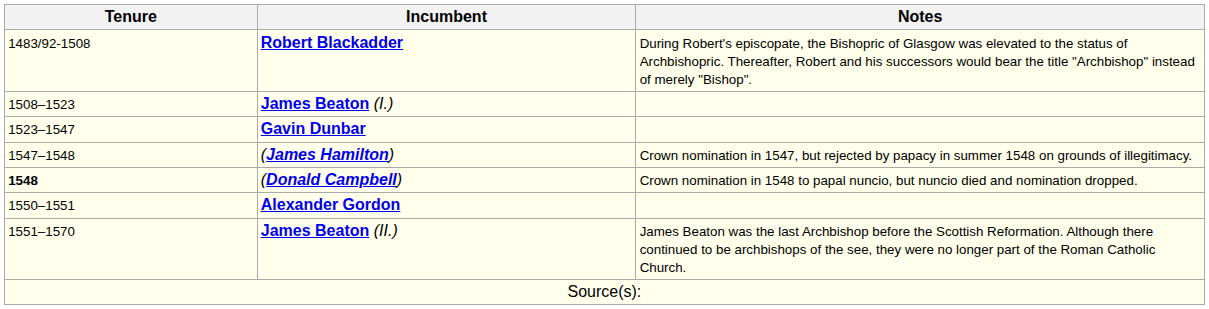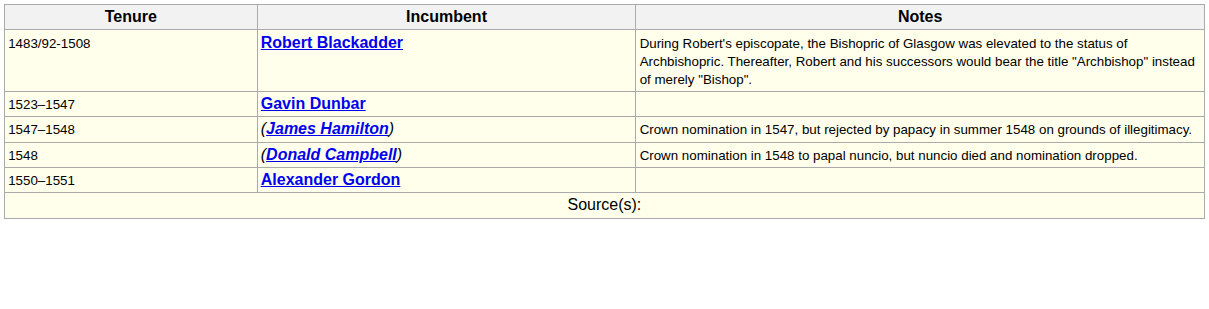- row: (327, 103)
(23, 180) bold -> (23, 155) normal
- row: (329, 230)
